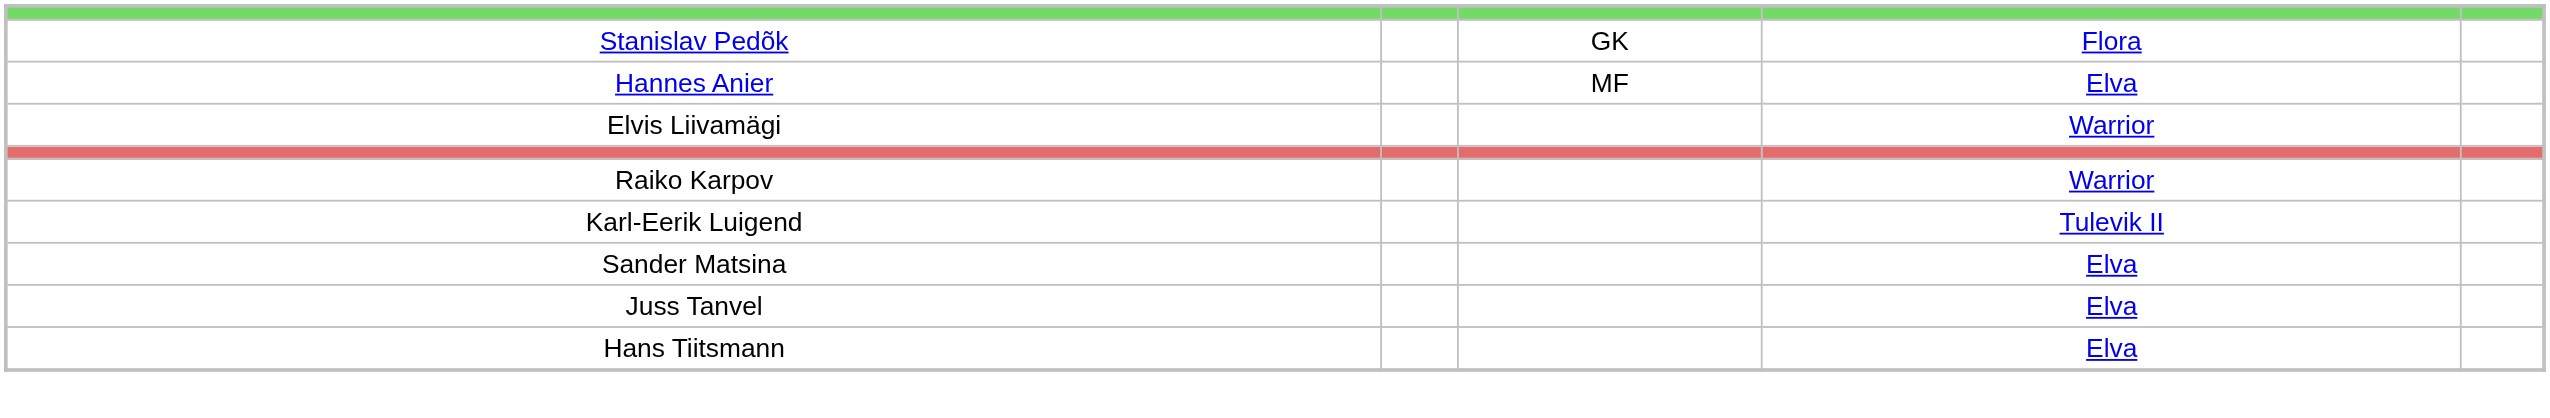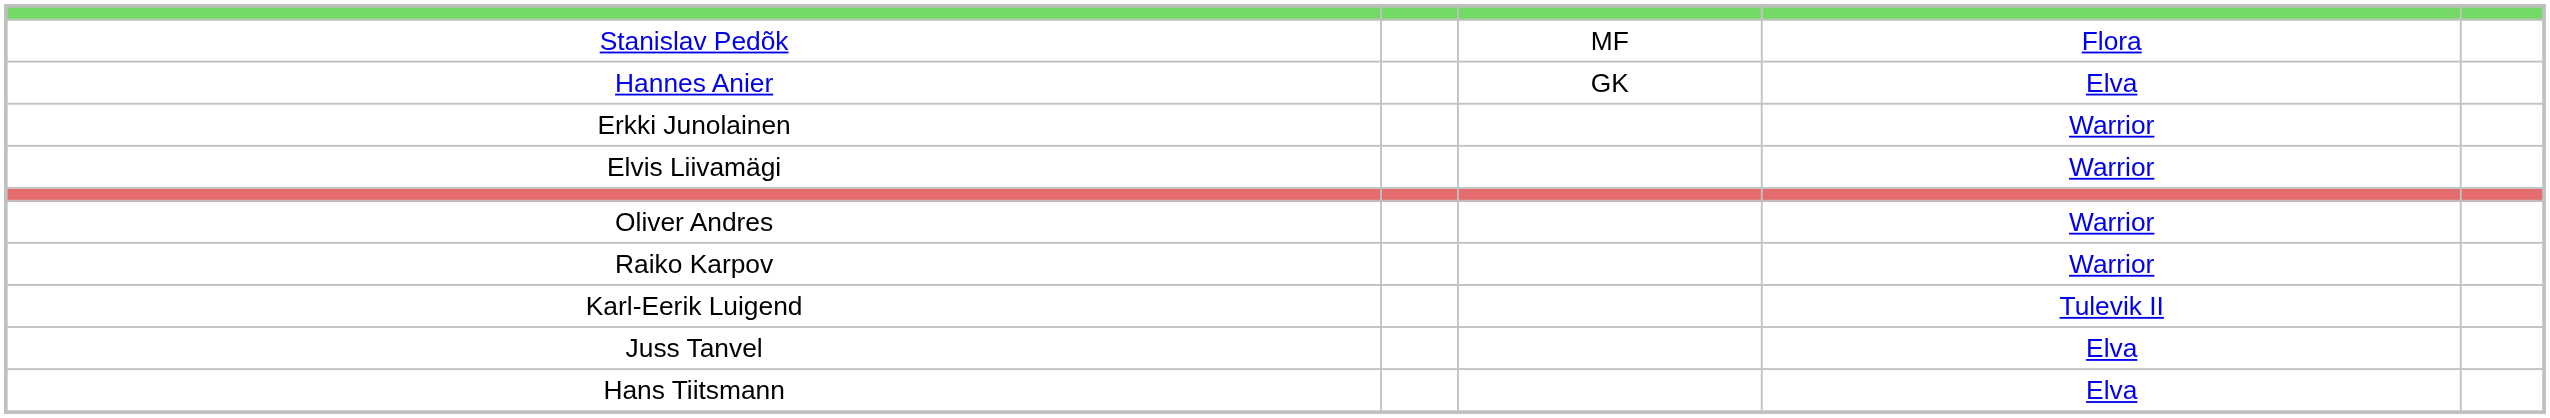(1610, 41) GK -> (1610, 41) MF
(1610, 83) MF -> (1610, 83) GK
+ row: (694, 125)
+ row: (694, 222)
- row: (694, 264)
